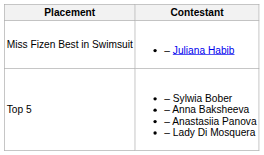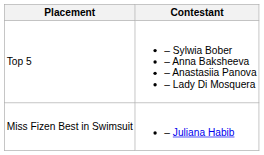rows swapped: (70, 45) <-> (19, 110)
